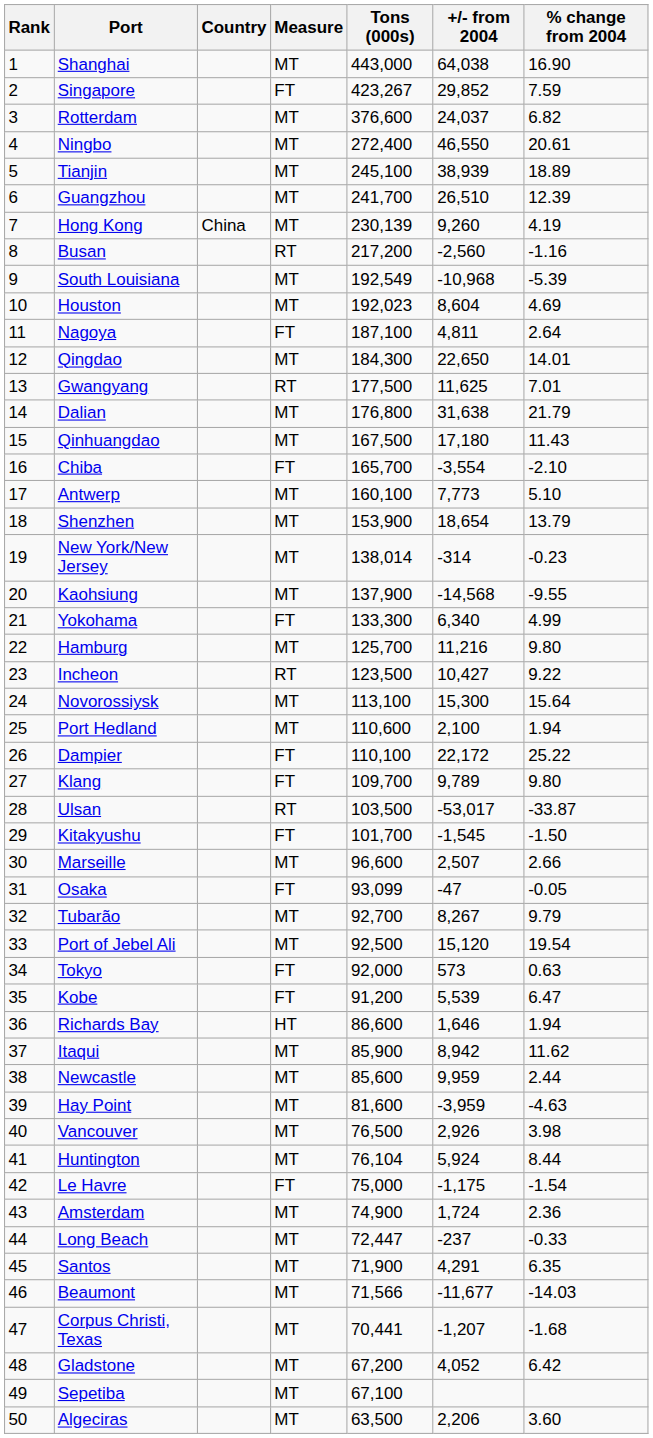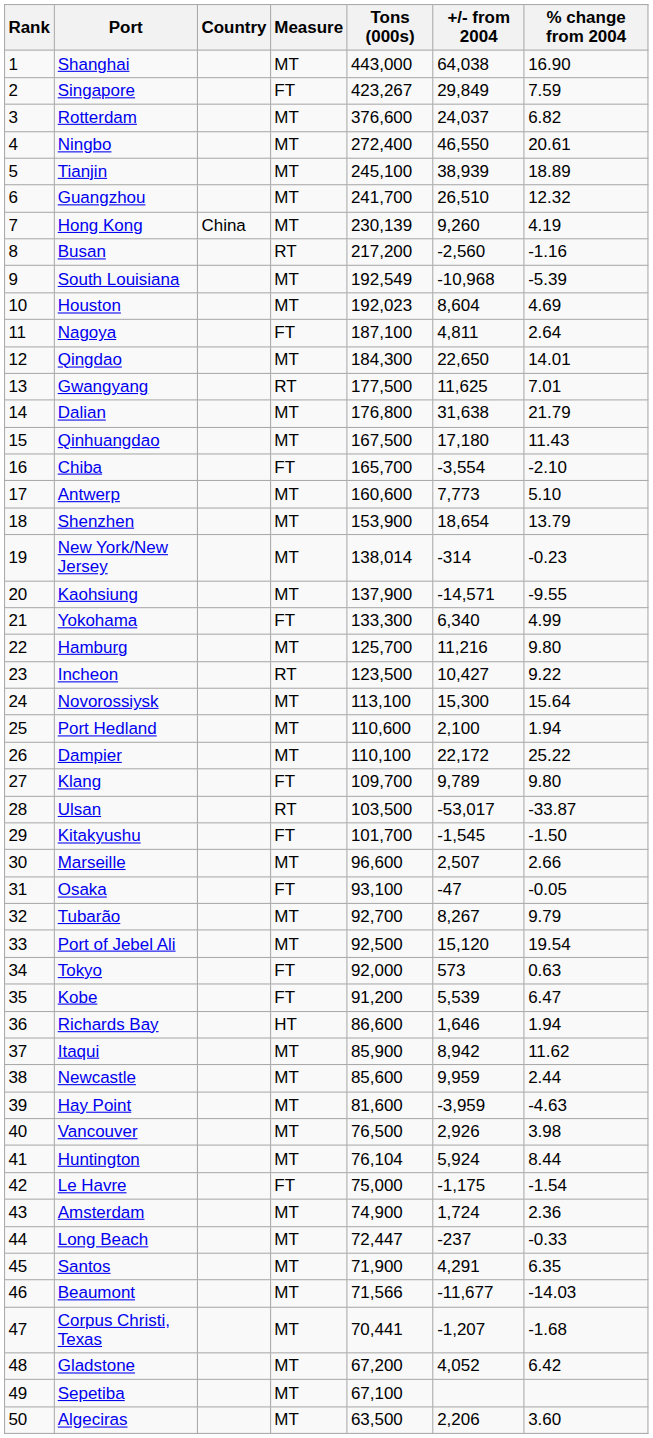(463, 90) 29,852 -> (463, 90) 29,849
(549, 198) 12.39 -> (549, 198) 12.32
(382, 494) 160,100 -> (382, 494) 160,600
(466, 594) -14,568 -> (466, 594) -14,571
(285, 755) FT -> (287, 755) MT
(377, 889) 93,099 -> (377, 889) 93,100
